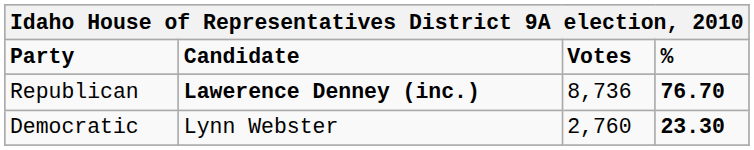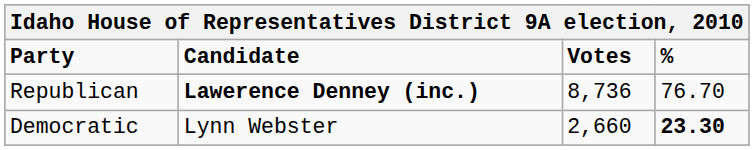(693, 92) bold -> (693, 92) normal
(599, 127) 2,760 -> (599, 127) 2,660
